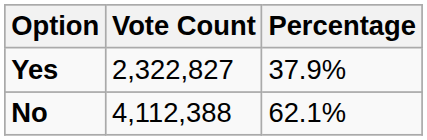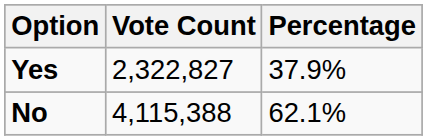(172, 112) 4,112,388 -> (172, 112) 4,115,388
